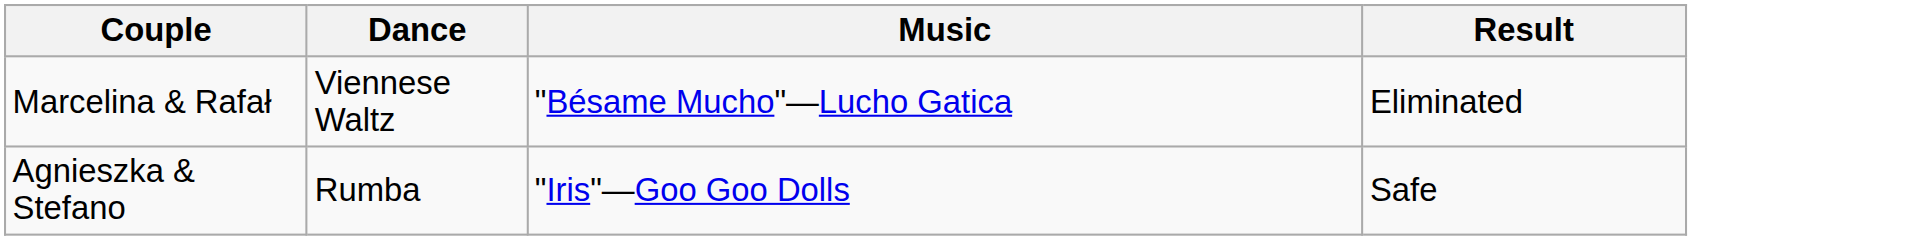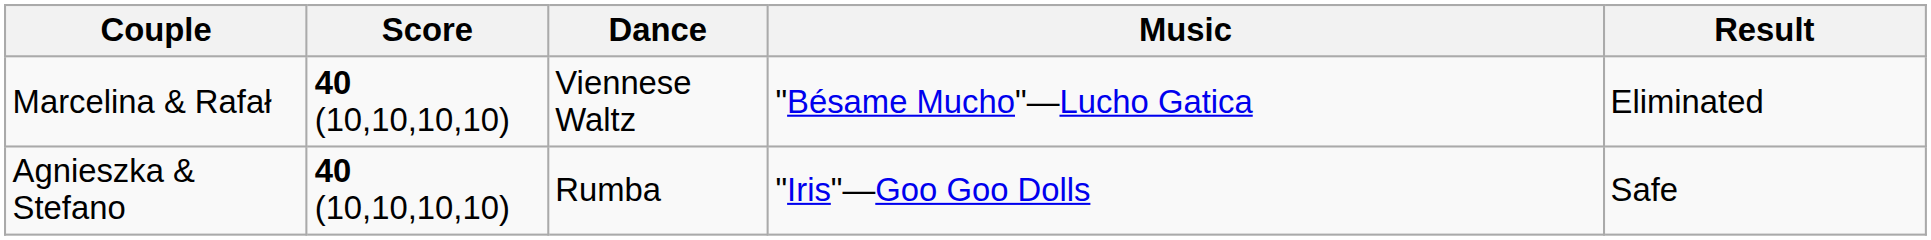+ column: (427, 30)
